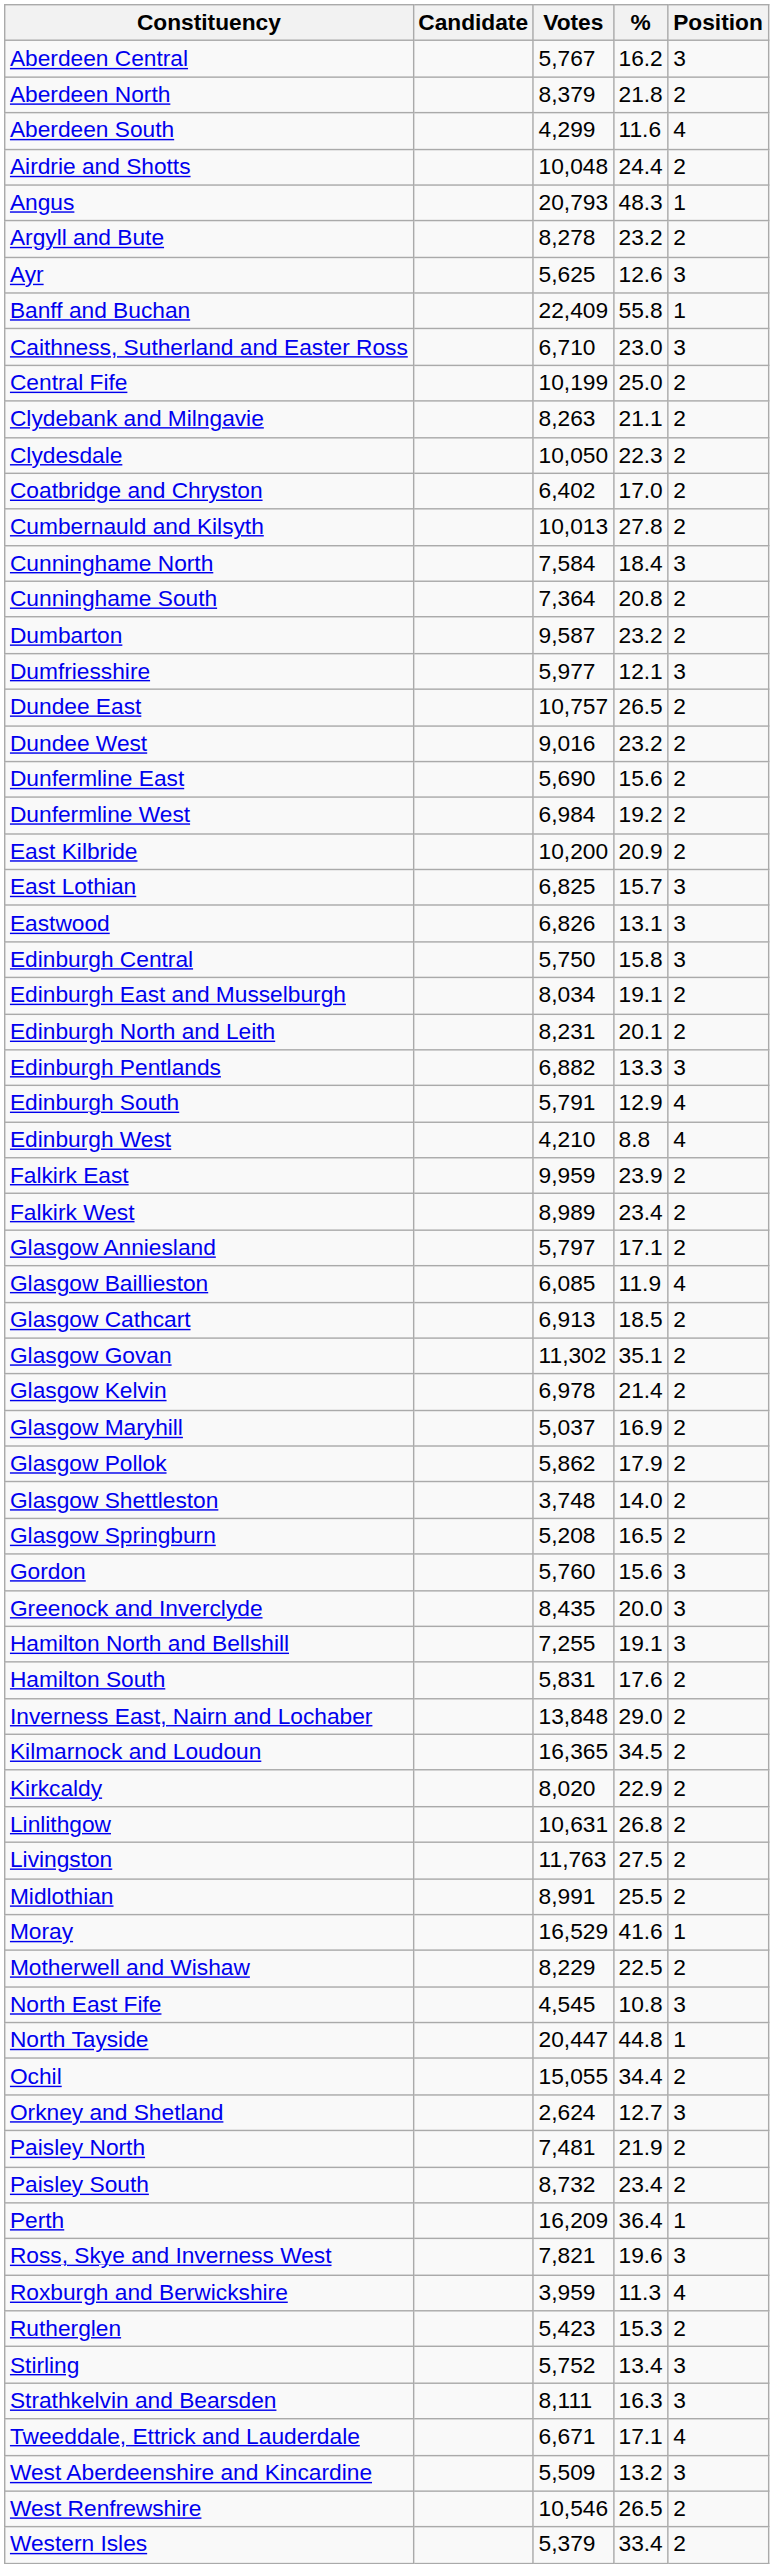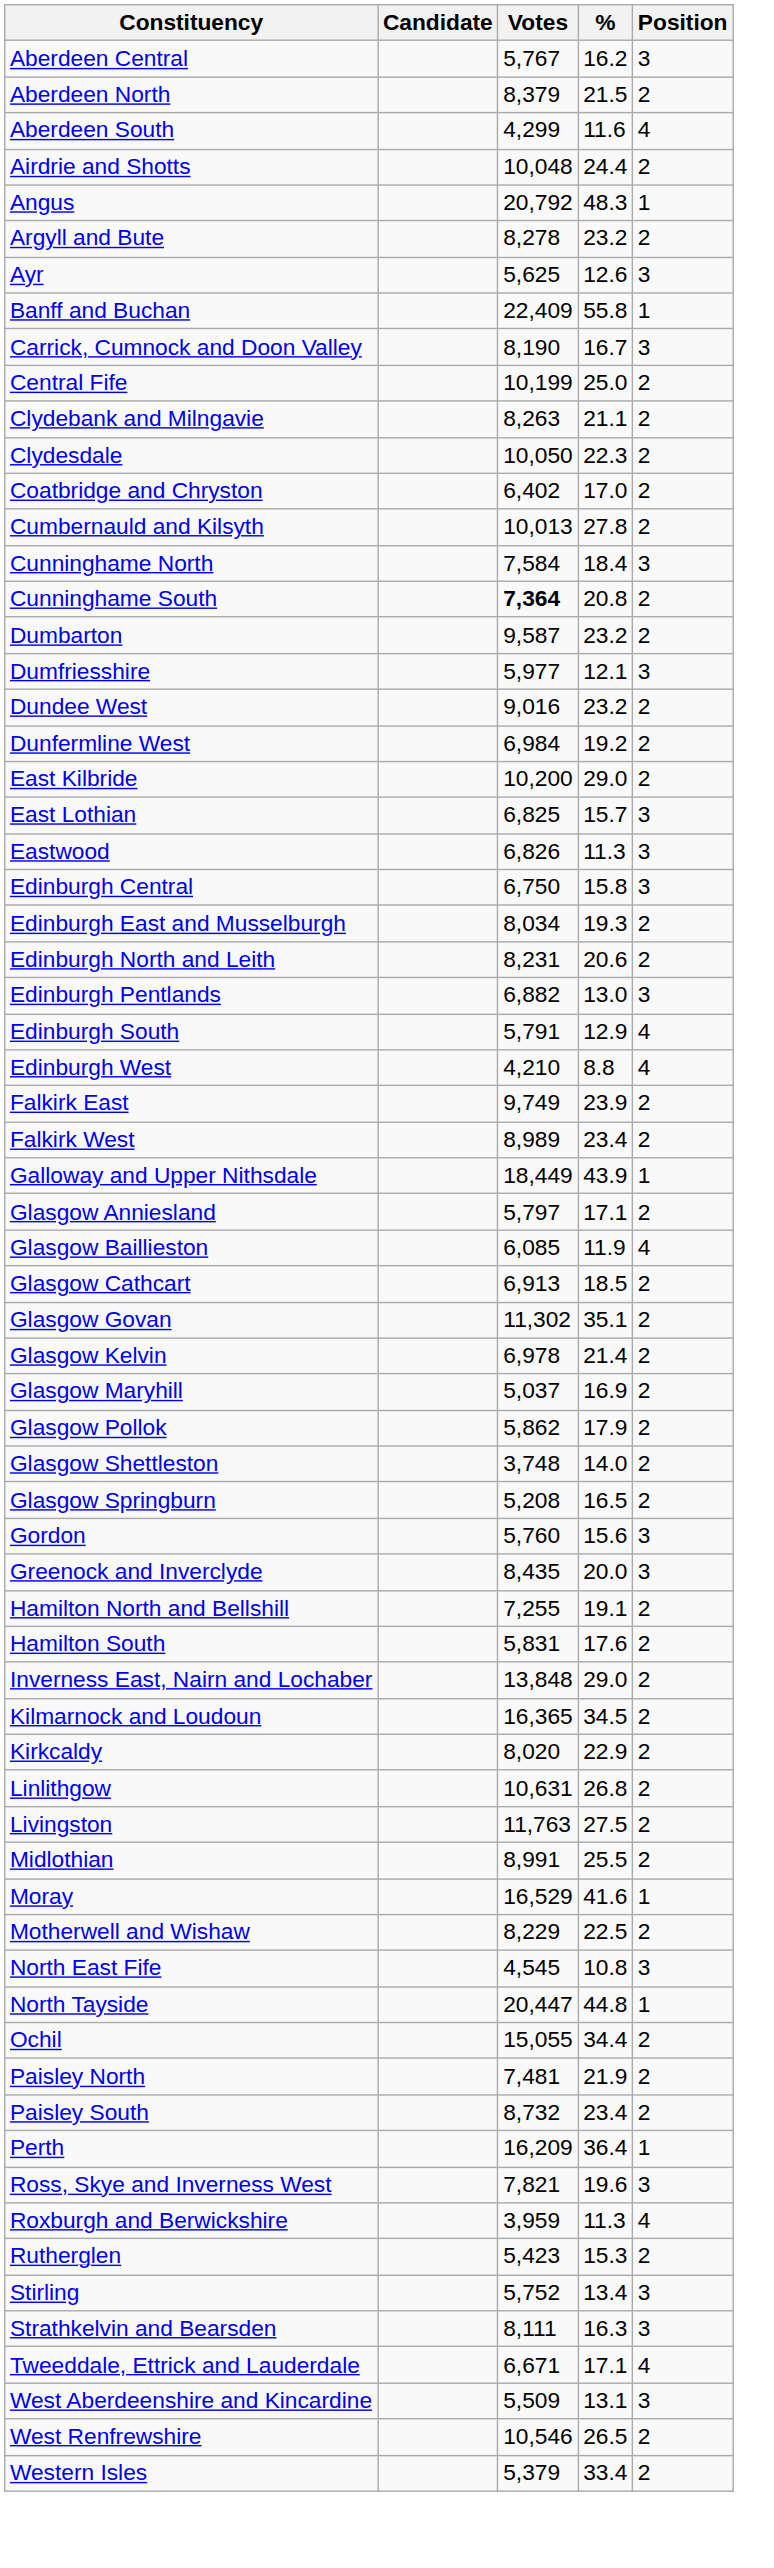(641, 94) 21.8 -> (605, 94) 21.5
(573, 202) 20,793 -> (538, 202) 20,792
- row: (209, 346)
+ row: (186, 346)
(567, 599) normal -> (532, 599) bold
- row: (76, 707)
- row: (97, 779)
(641, 851) 20.9 -> (605, 779) 29.0
(641, 923) 13.1 -> (604, 851) 11.3
(567, 959) 5,750 -> (532, 887) 6,750
(641, 995) 19.1 -> (605, 923) 19.3
(641, 1031) 20.1 -> (605, 959) 20.6
(641, 1067) 13.3 -> (605, 995) 13.0
(567, 1175) 9,959 -> (532, 1103) 9,749
+ row: (163, 1175)
(680, 1643) 3 -> (644, 1607) 2
- row: (117, 2112)
(641, 2472) 13.2 -> (605, 2400) 13.1
